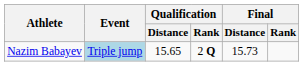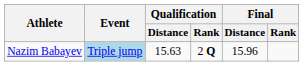(168, 51) 15.65 -> (168, 51) 15.63
(245, 51) 15.73 -> (245, 51) 15.96
